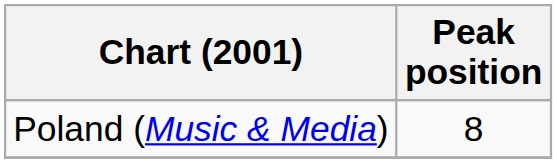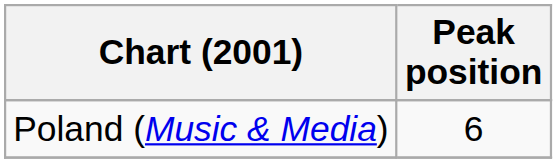(474, 128) 8 -> (474, 128) 6
